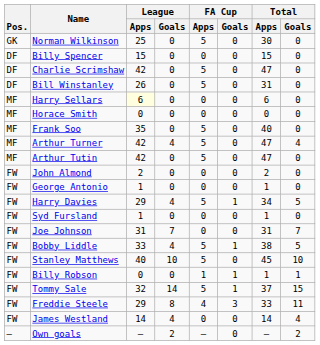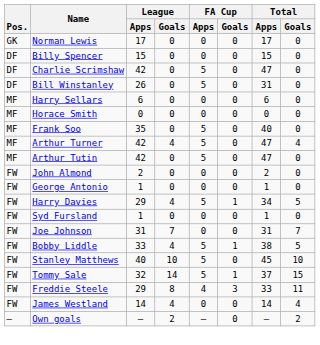+ row: (65, 41)
- row: (76, 41)
(141, 99) lightyellow background -> (141, 99) no background
- row: (65, 275)
